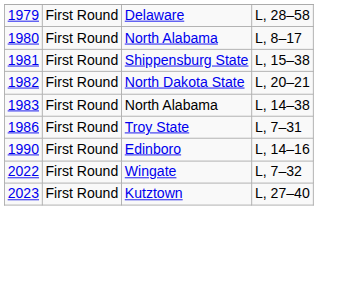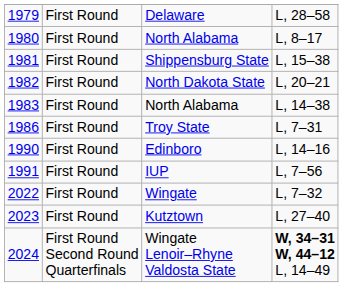+ row: (23, 171)
+ row: (23, 254)
